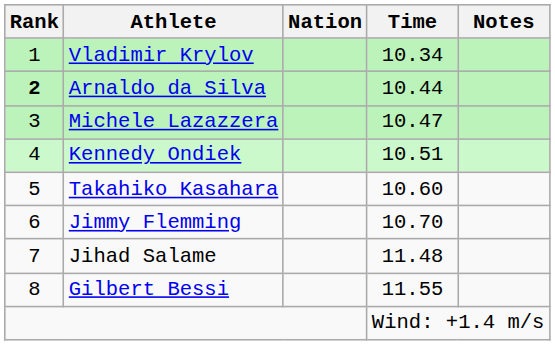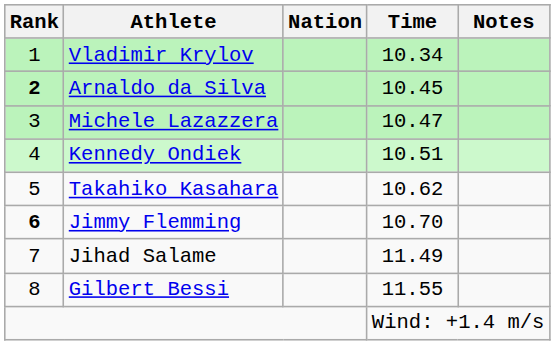(413, 88) 10.44 -> (413, 88) 10.45
(413, 189) 10.60 -> (413, 189) 10.62
(34, 222) normal -> (34, 222) bold
(413, 256) 11.48 -> (413, 256) 11.49
